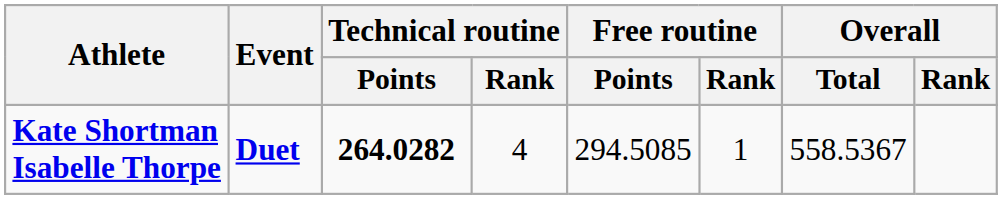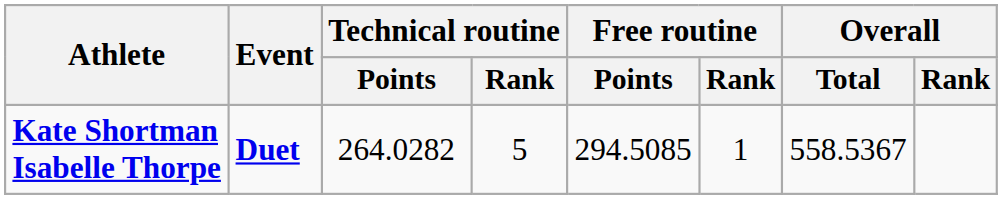(396, 149) bold -> (396, 149) normal
(520, 149) 4 -> (520, 149) 5
